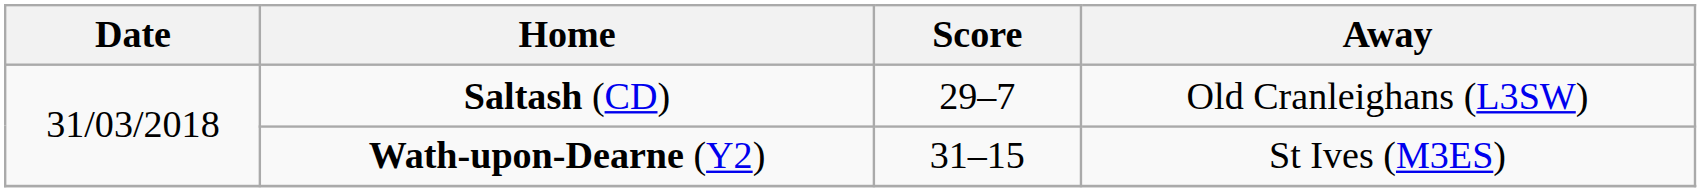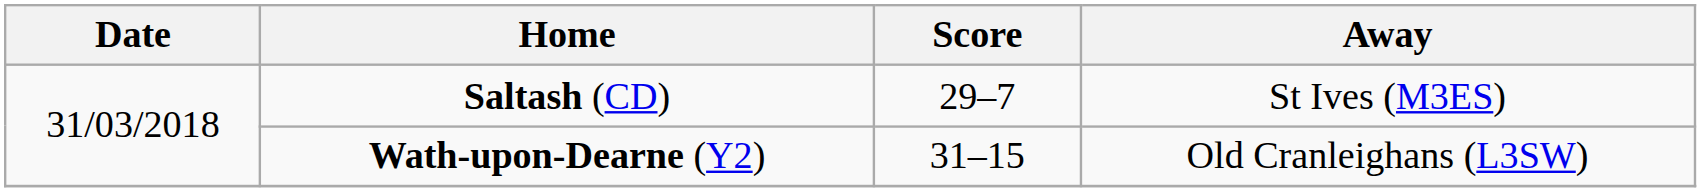(1388, 95) Old Cranleighans (L3SW) -> (1388, 95) St Ives (M3ES)
(1388, 155) St Ives (M3ES) -> (1388, 155) Old Cranleighans (L3SW)
